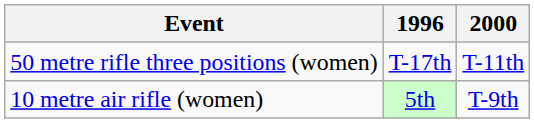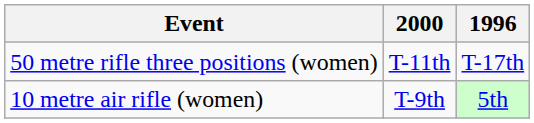columns swapped: (420, 23) <-> (493, 23)
